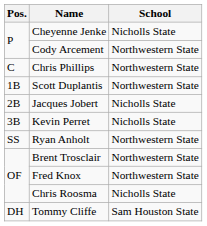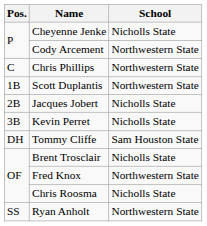rows swapped: (61, 139) <-> (64, 211)
(155, 157) Northwestern State -> (143, 157) Nicholls State
